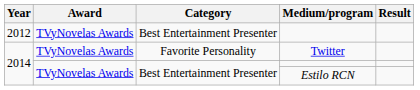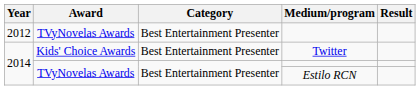(85, 51) TVyNovelas Awards -> (86, 51) Kids' Choice Awards
(208, 51) Favorite Personality -> (210, 51) Best Entertainment Presenter
